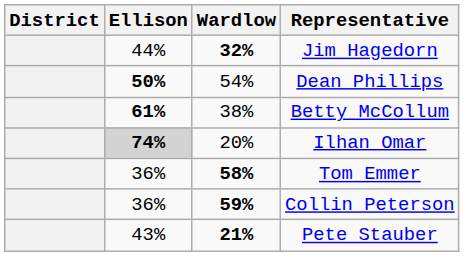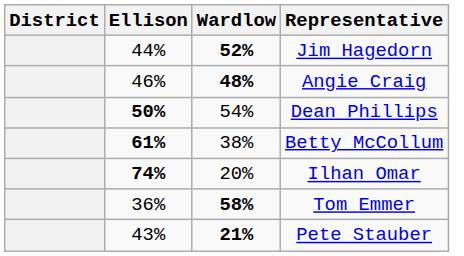(236, 51) 32% -> (236, 51) 52%
+ row: (364, 82)
(148, 143) lightgrey background -> (148, 174) no background
- row: (370, 204)
